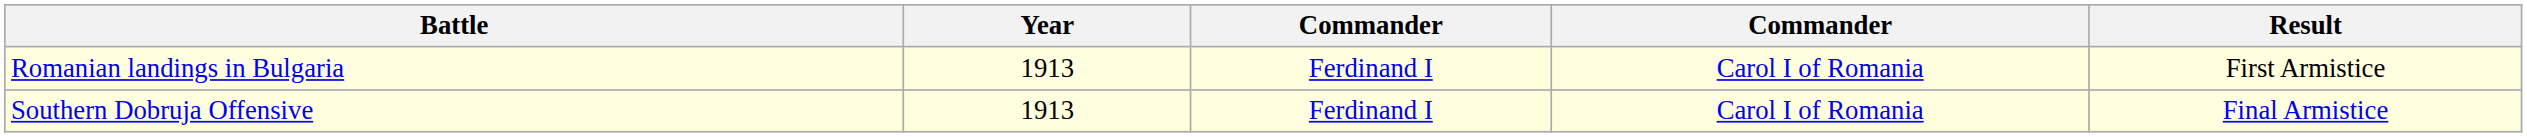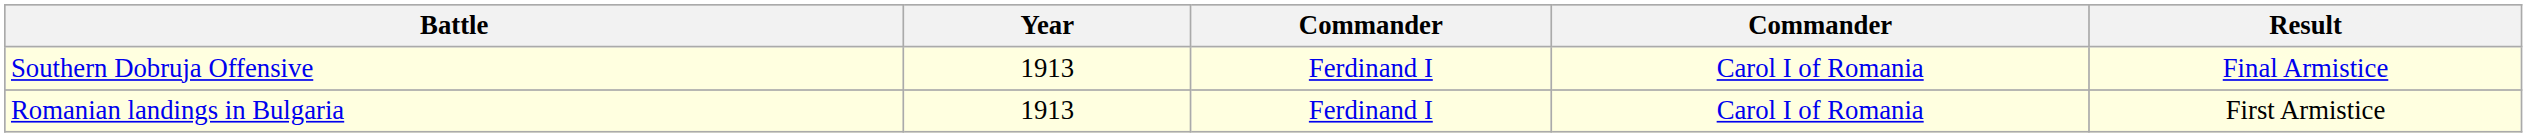rows swapped: (178, 68) <-> (162, 110)
